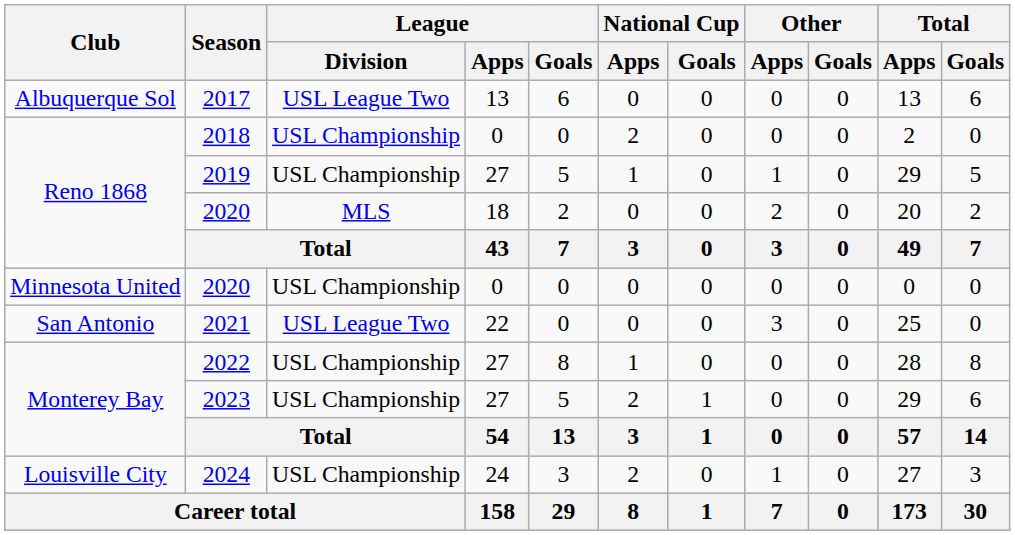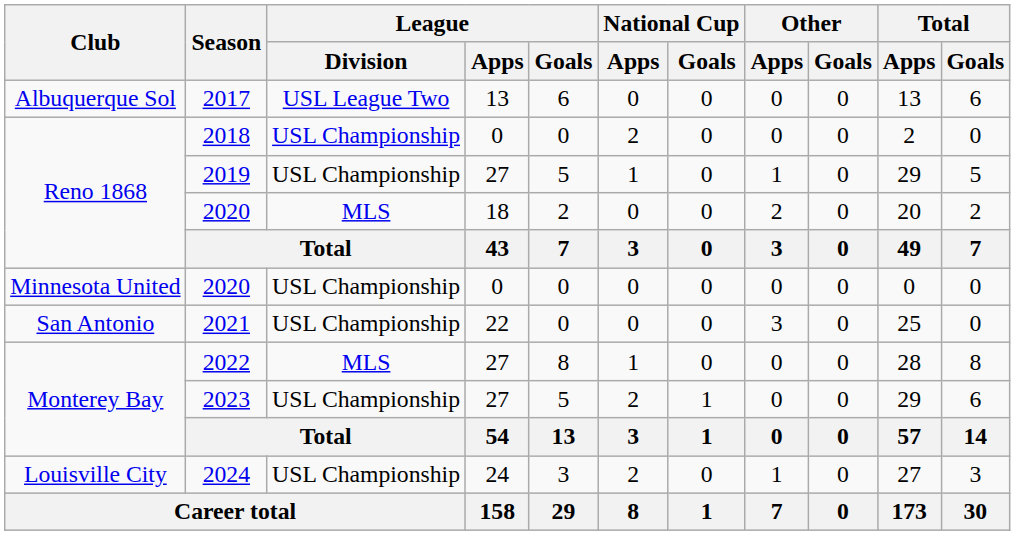(366, 323) USL League Two -> (366, 323) USL Championship
(366, 361) USL Championship -> (366, 361) MLS
